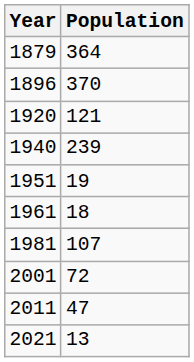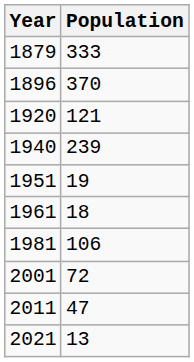(84, 53) 364 -> (84, 53) 333
(84, 245) 107 -> (84, 245) 106
